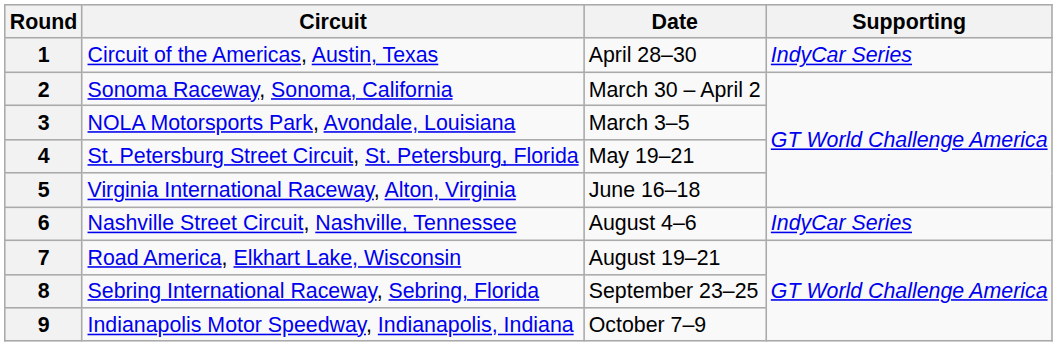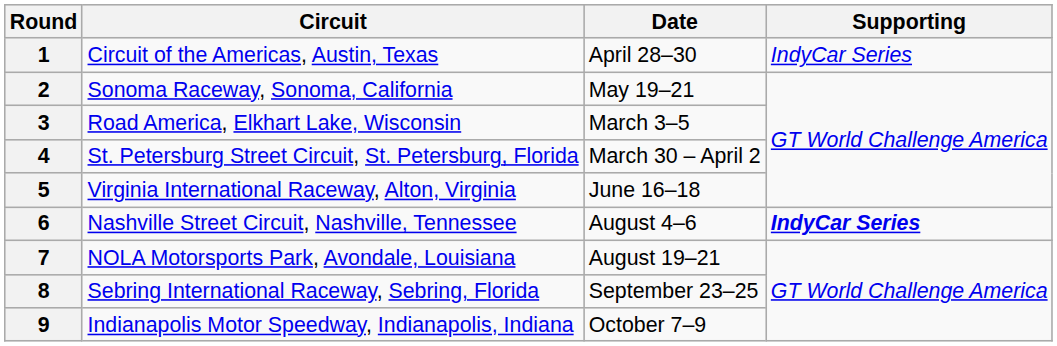(675, 89) March 30 – April 2 -> (642, 89) May 19–21
(301, 122) NOLA Motorsports Park, Avondale, Louisiana -> (274, 122) Road America, Elkhart Lake, Wisconsin
(642, 156) May 19–21 -> (675, 156) March 30 – April 2
(841, 223) normal -> (846, 223) bold
(274, 257) Road America, Elkhart Lake, Wisconsin -> (301, 257) NOLA Motorsports Park, Avondale, Louisiana
